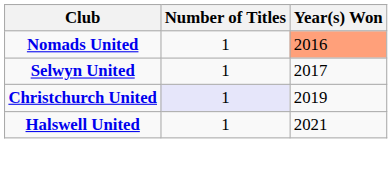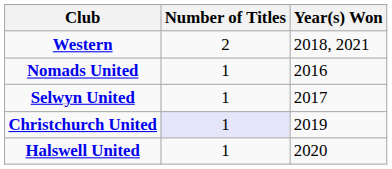+ row: (83, 44)
(311, 44) lightsalmon background -> (311, 71) no background
(311, 124) 2021 -> (311, 151) 2020
